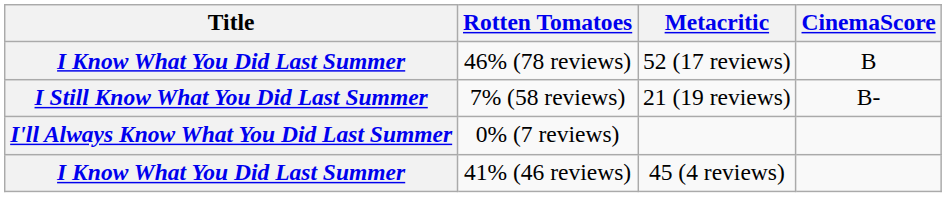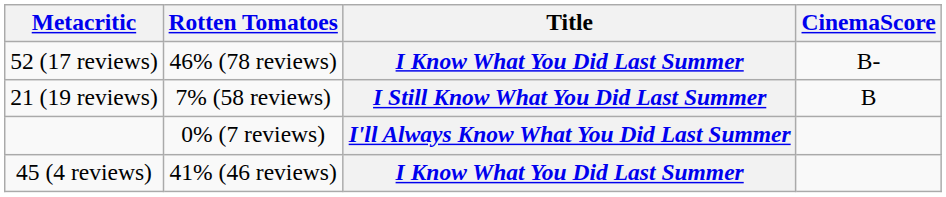columns swapped: (231, 23) <-> (717, 23)
(869, 60) B -> (869, 60) B-
(869, 97) B- -> (869, 97) B
